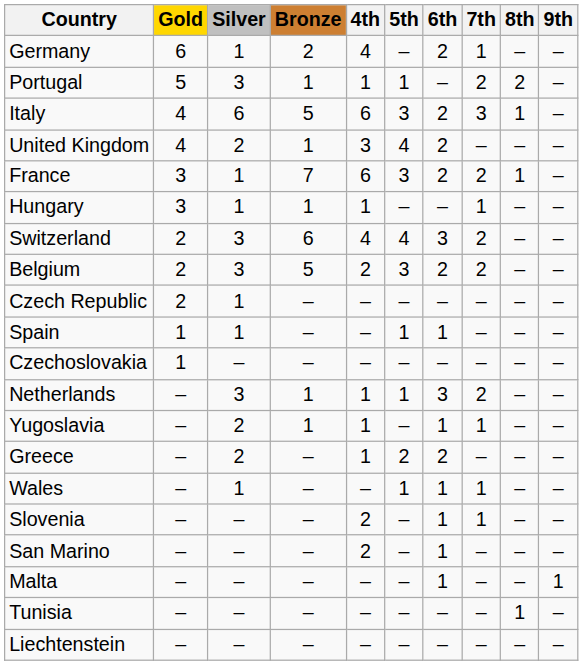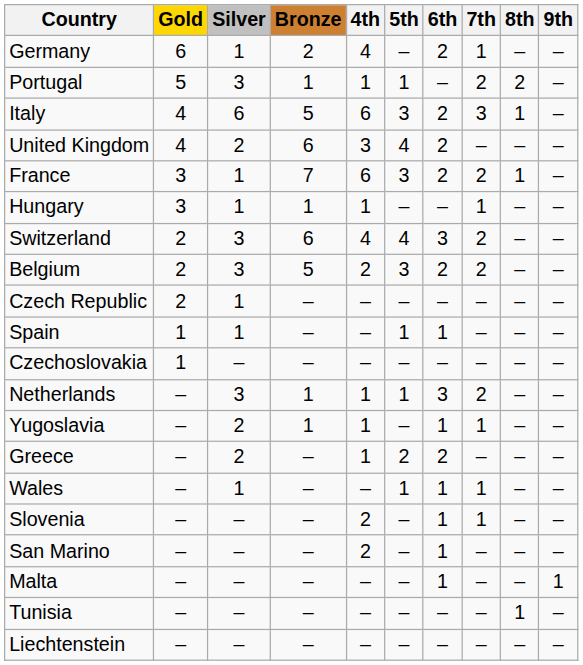(308, 144) 1 -> (308, 144) 6
